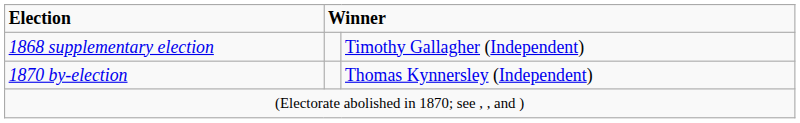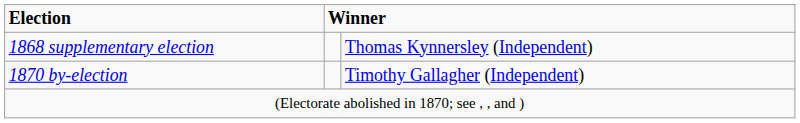(465, 46) Timothy Gallagher (Independent) -> (469, 46) Thomas Kynnersley (Independent)
(469, 74) Thomas Kynnersley (Independent) -> (465, 74) Timothy Gallagher (Independent)
